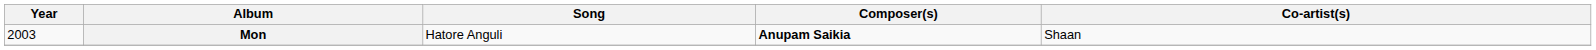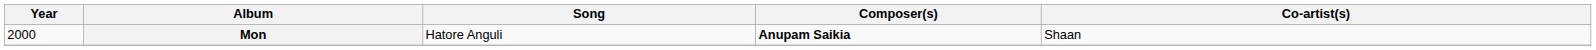(22, 34) 2003 -> (22, 34) 2000
